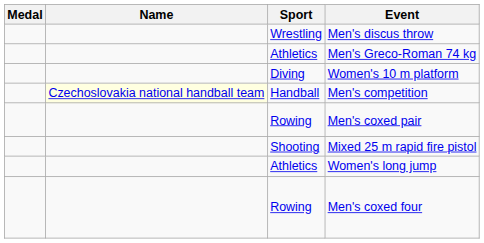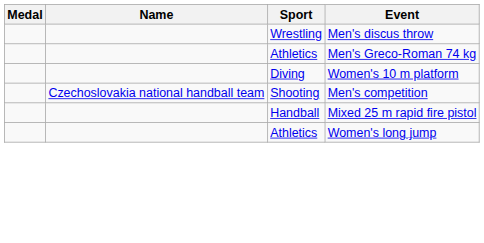(156, 93) lightyellow background -> (156, 93) no background
(295, 93) Handball -> (295, 93) Shooting
- row: (375, 120)
(295, 147) Shooting -> (295, 113) Handball
- row: (375, 207)
